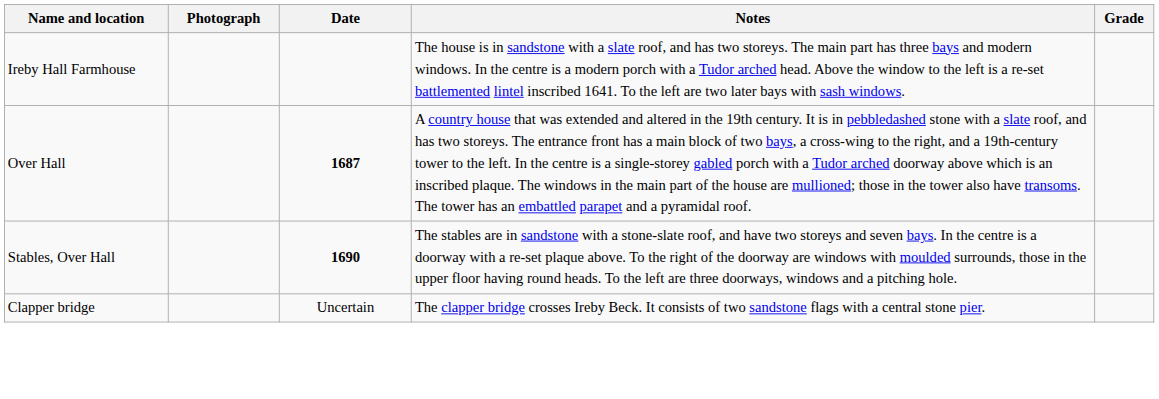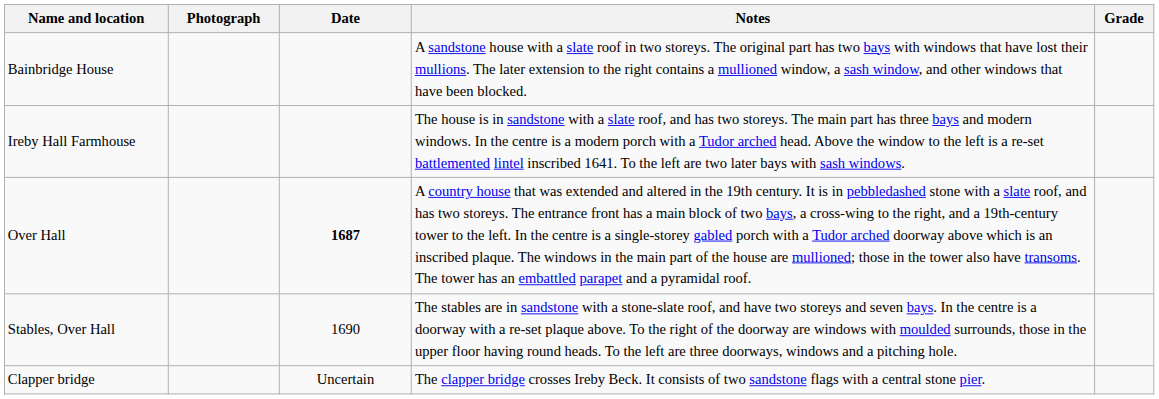+ row: (61, 69)
(345, 257) bold -> (345, 329) normal
